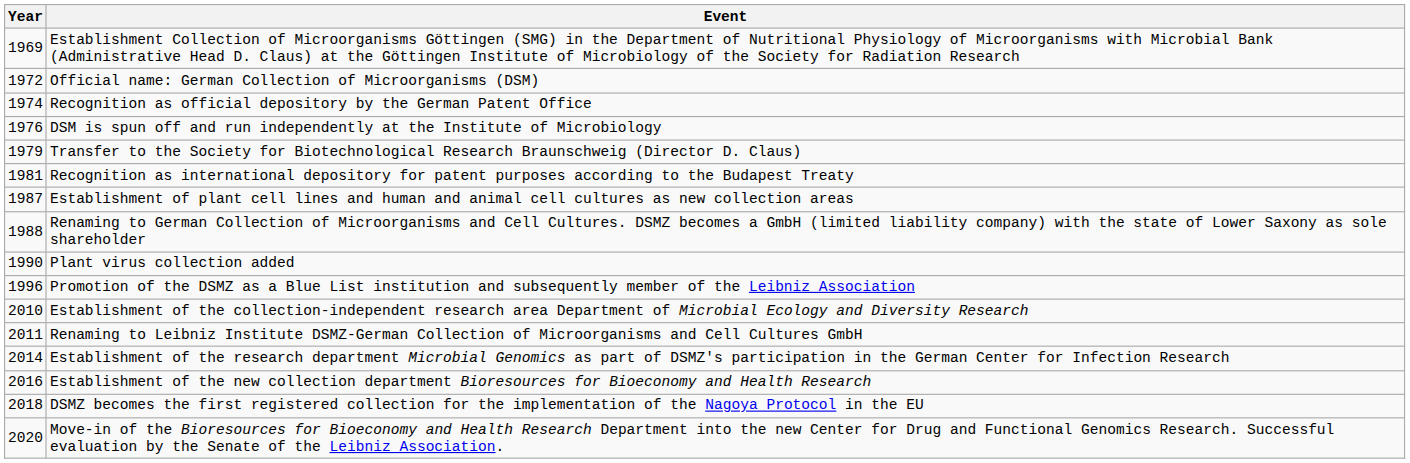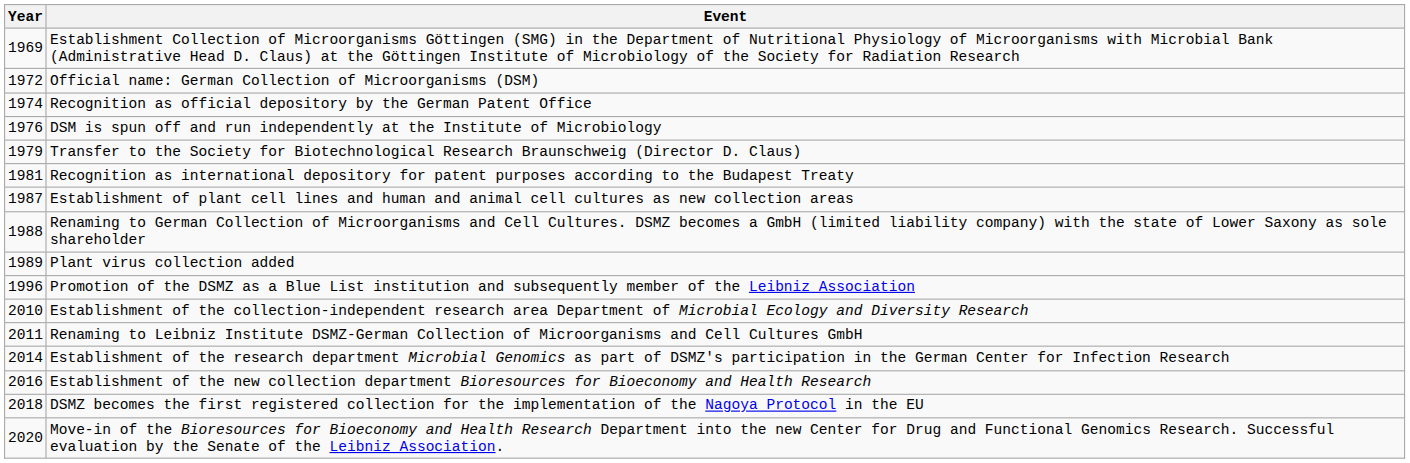(26, 264) 1990 -> (26, 264) 1989
